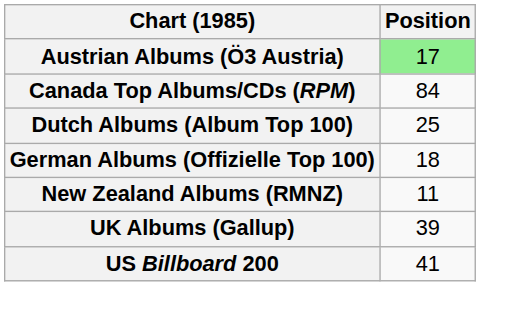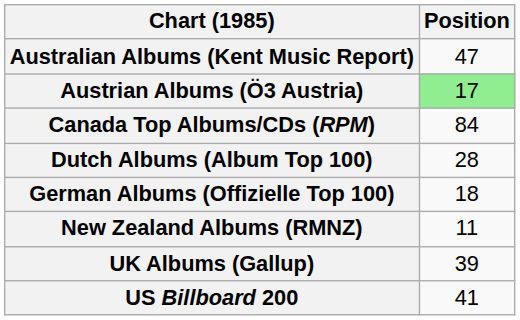+ row: (212, 56)
(428, 125) 25 -> (467, 159) 28
